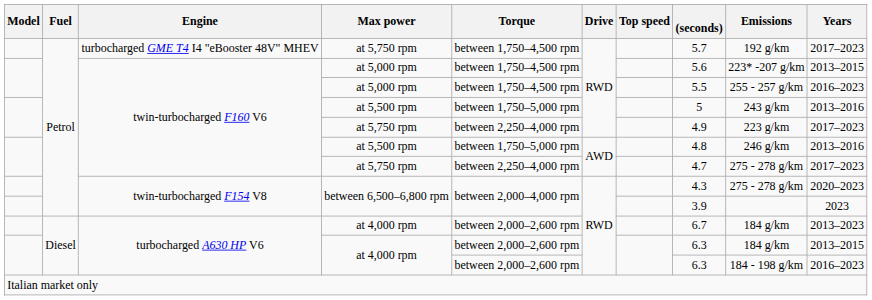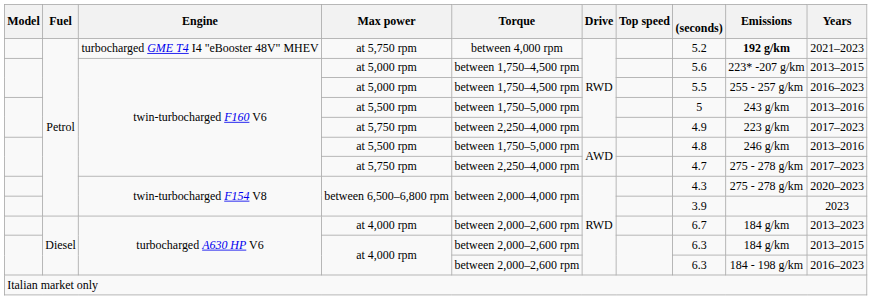(517, 48) between 1,750–4,500 rpm -> (517, 48) between 4,000 rpm
(699, 48) 5.7 -> (699, 48) 5.2
(766, 48) normal -> (766, 48) bold
(837, 48) 2017–2023 -> (837, 48) 2021–2023
